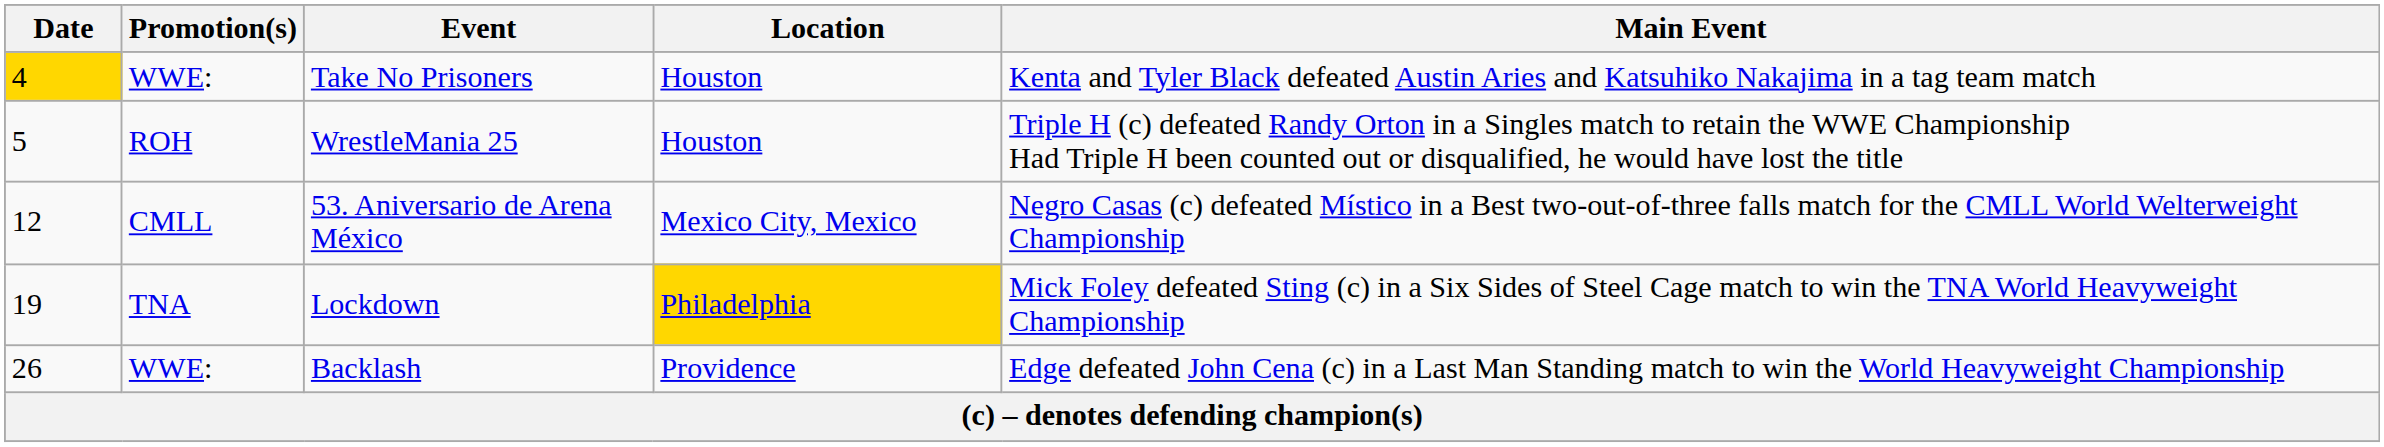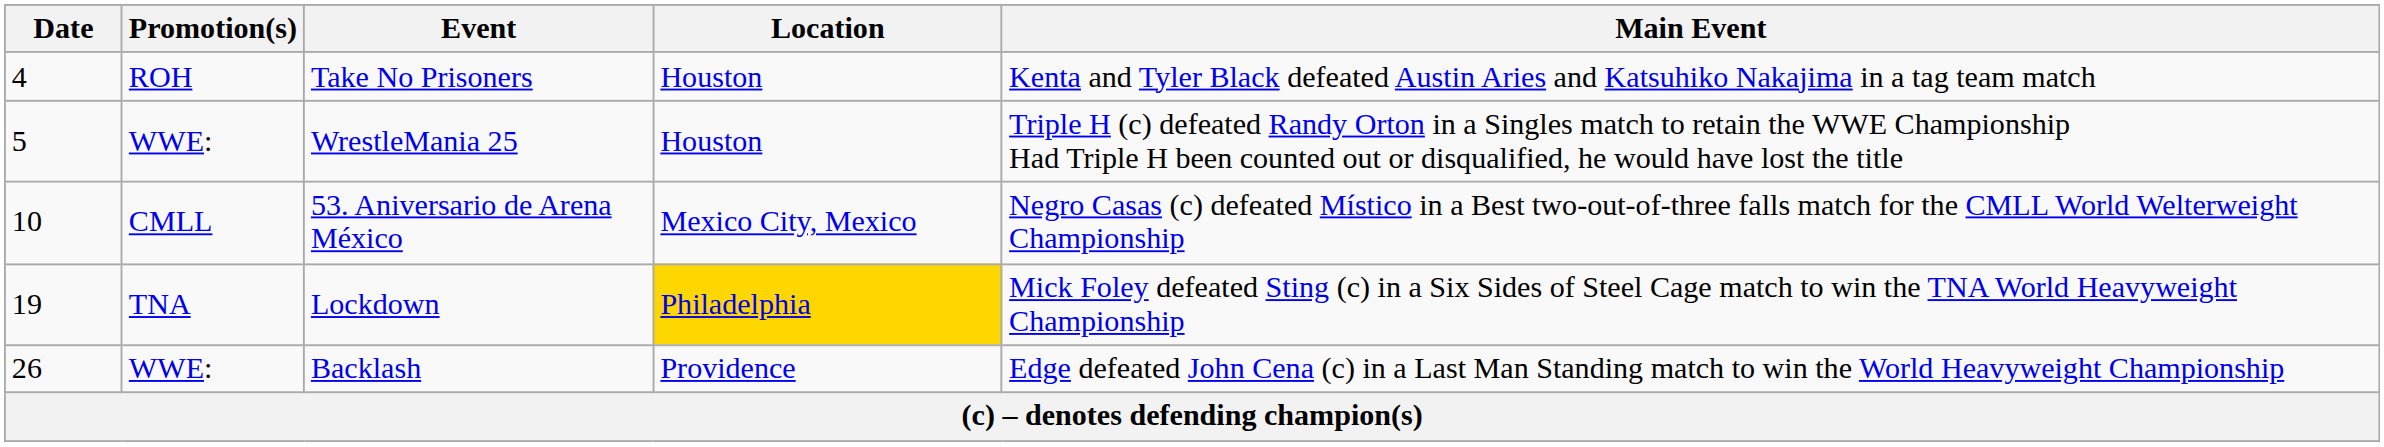(19, 76) gold background -> (19, 76) no background
(171, 76) WWE: -> (161, 76) ROH
(161, 140) ROH -> (171, 140) WWE:
(27, 222) 12 -> (27, 222) 10
